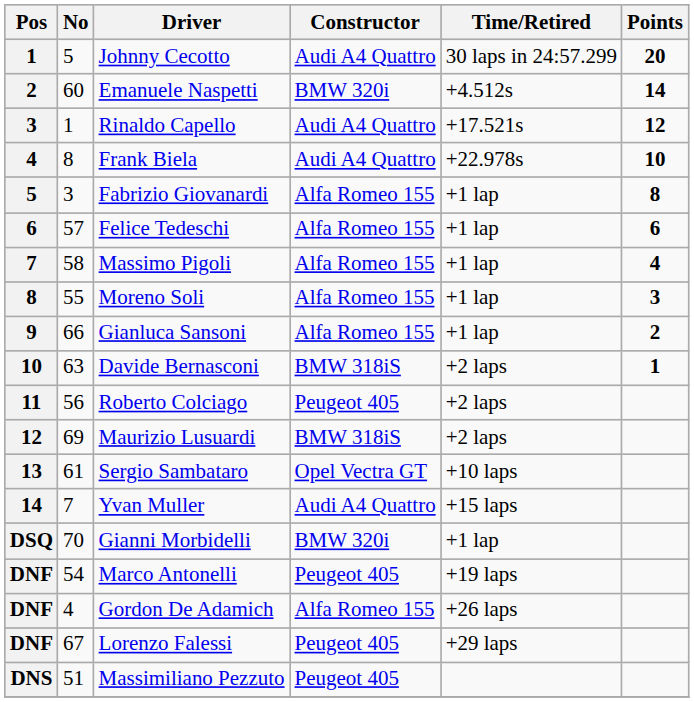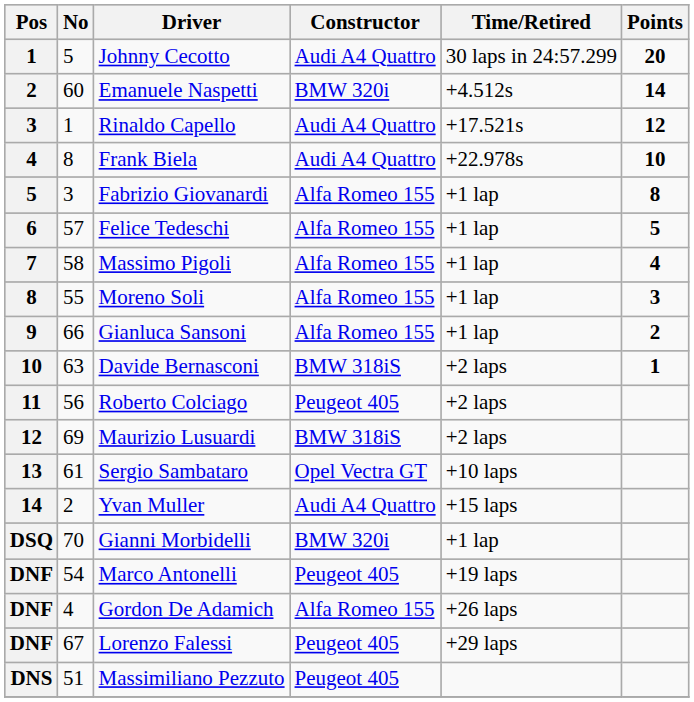(655, 229) 6 -> (655, 229) 5
(68, 505) 7 -> (68, 505) 2
